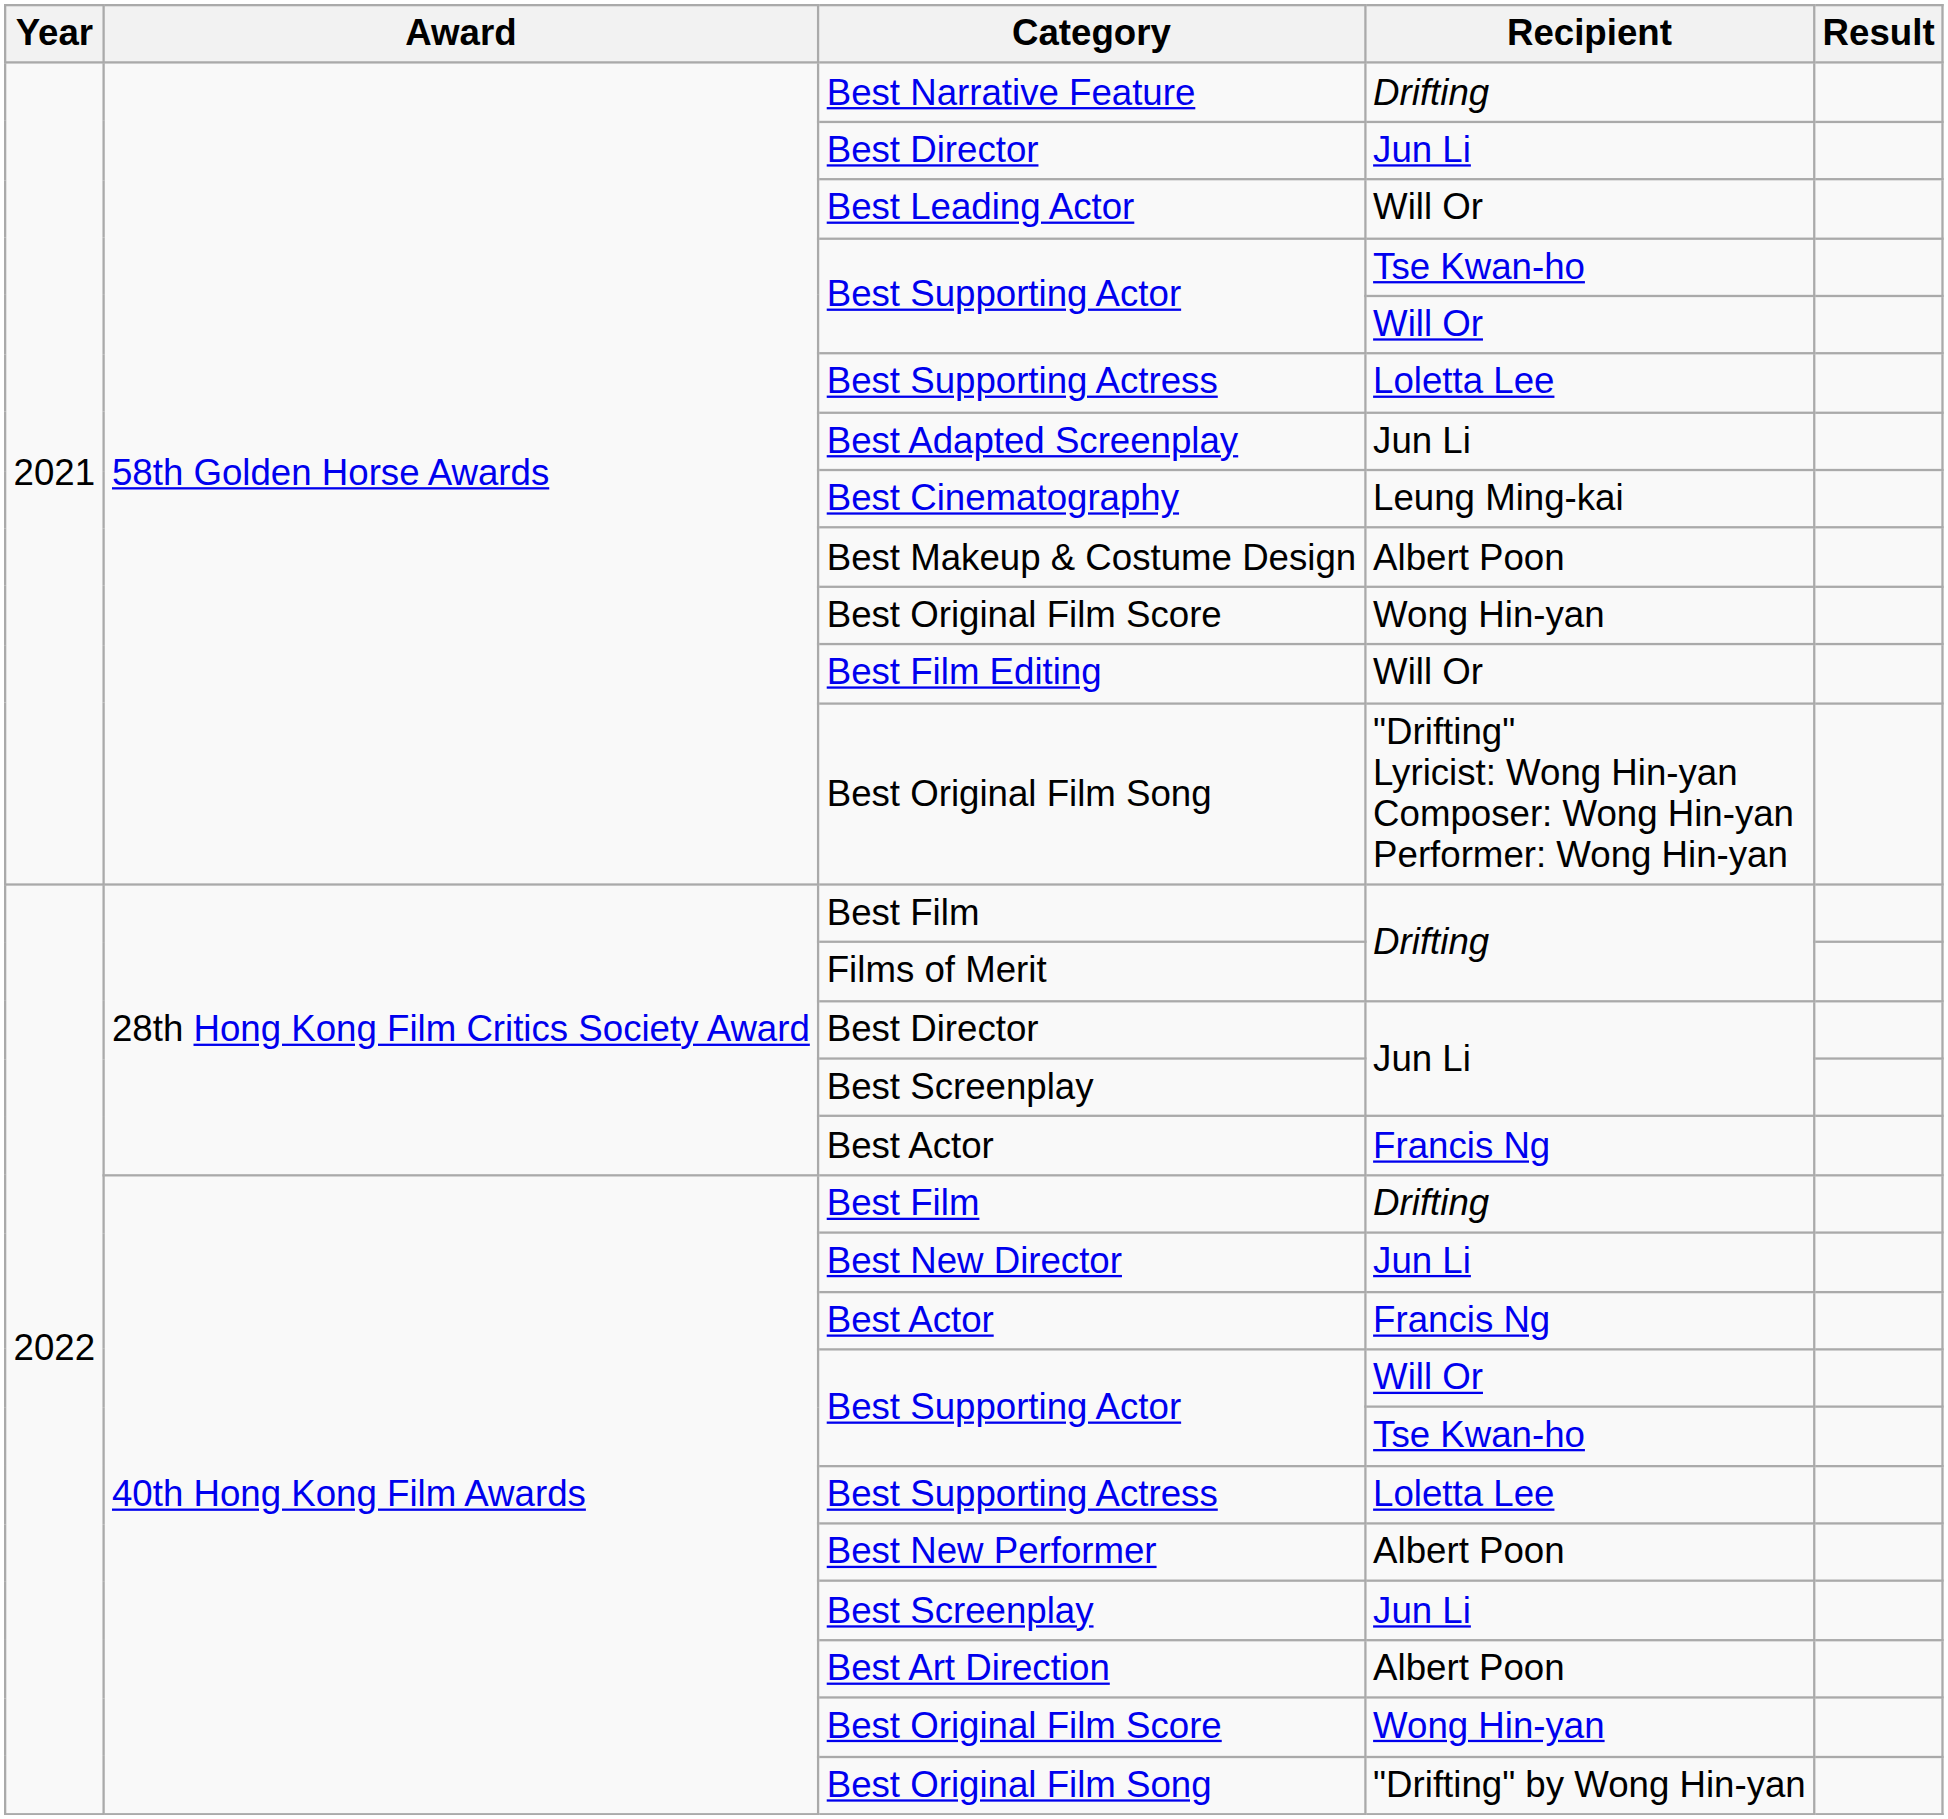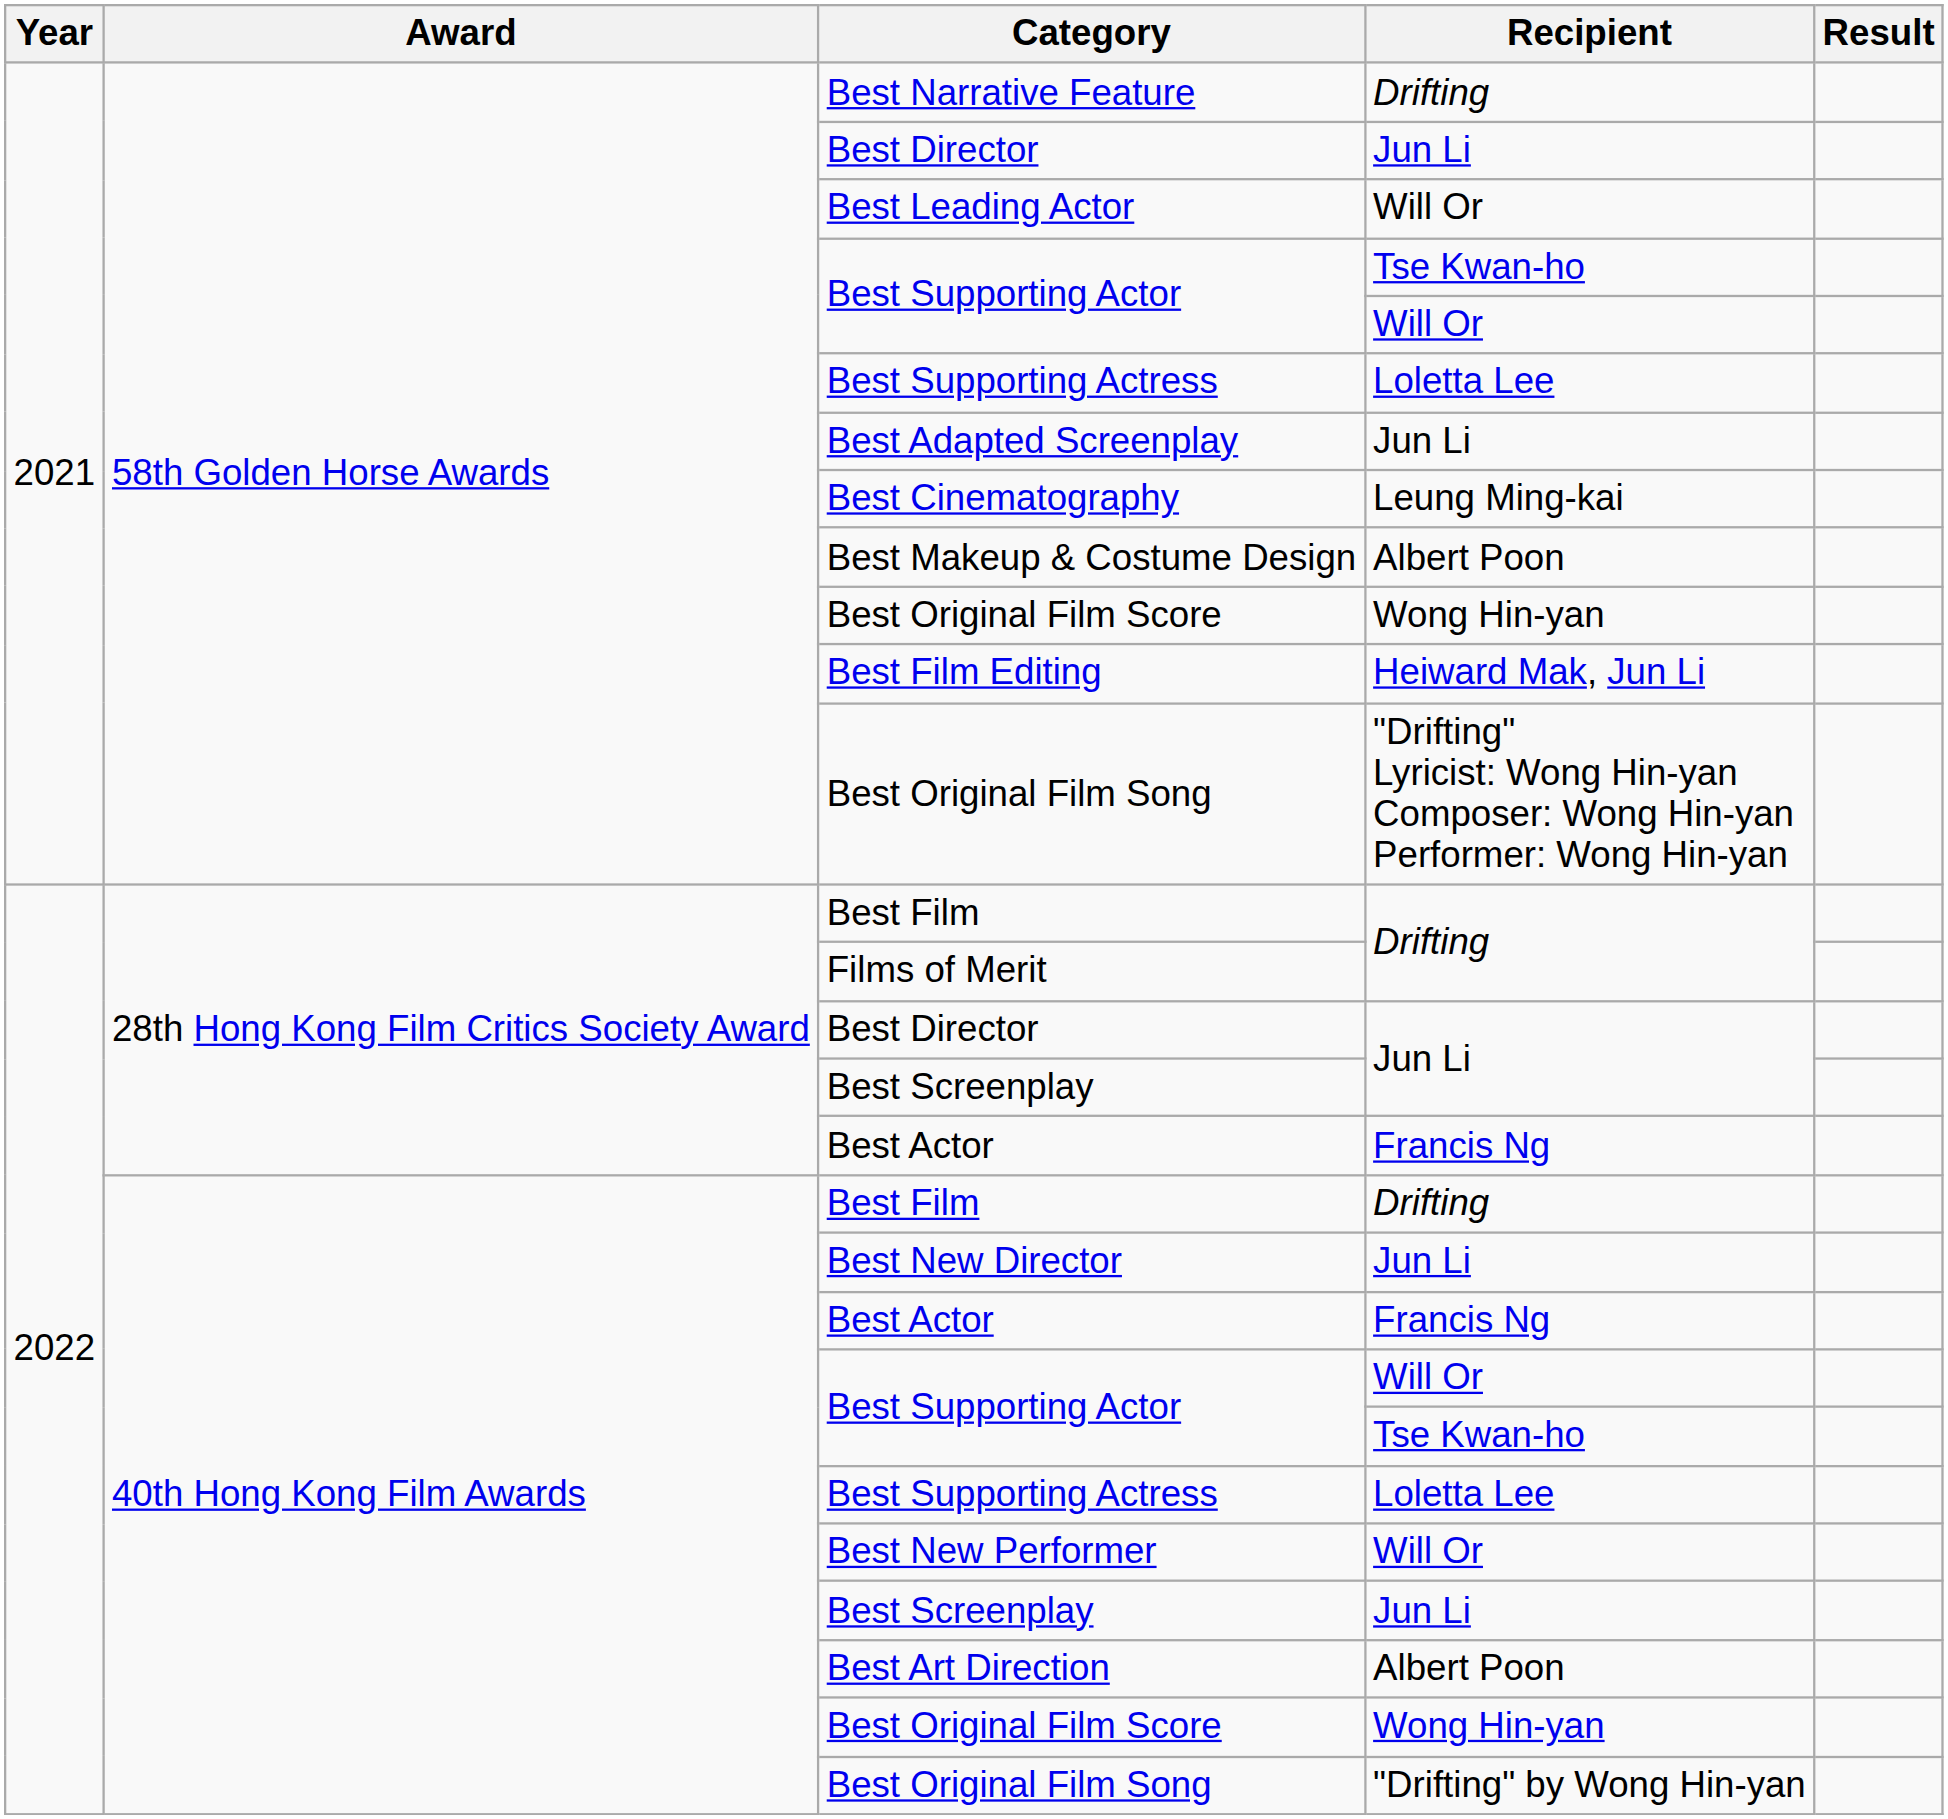(1428, 672) Will Or -> (1539, 672) Heiward Mak, Jun Li
(1469, 1551) Albert Poon -> (1428, 1551) Will Or
